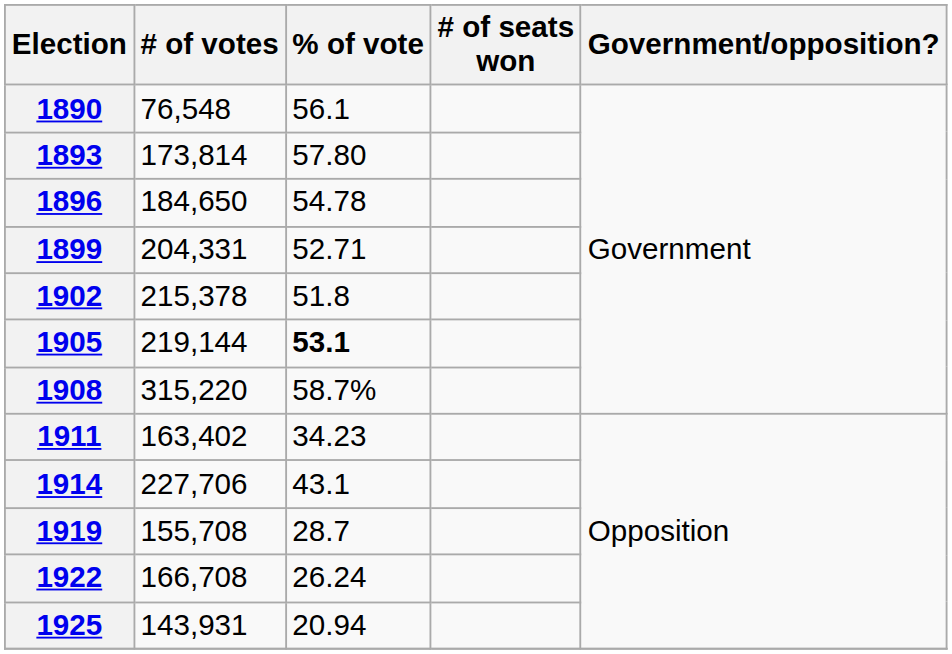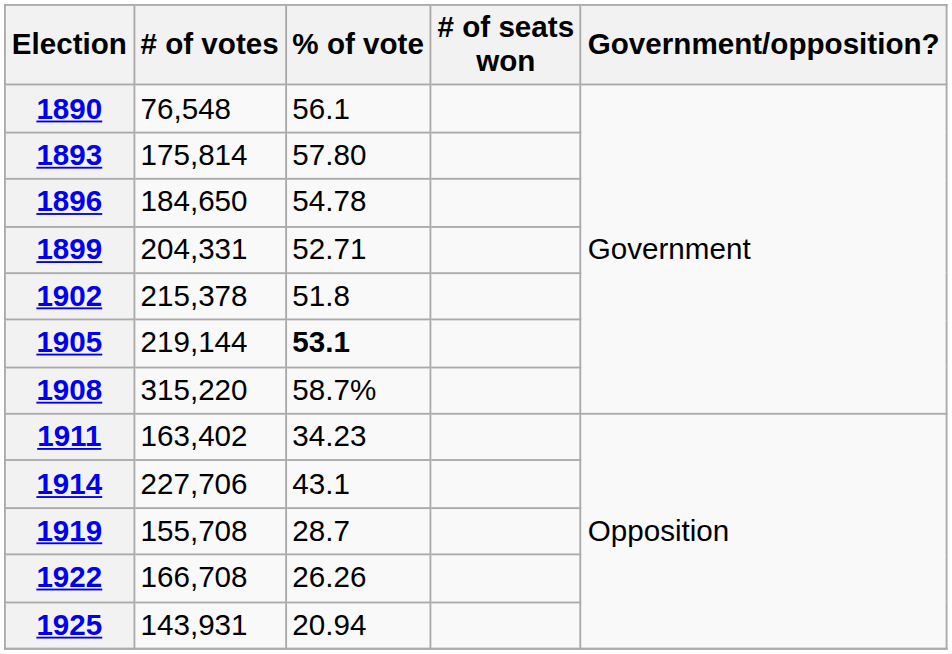(194, 155) 173,814 -> (194, 155) 175,814
(329, 577) 26.24 -> (329, 577) 26.26
